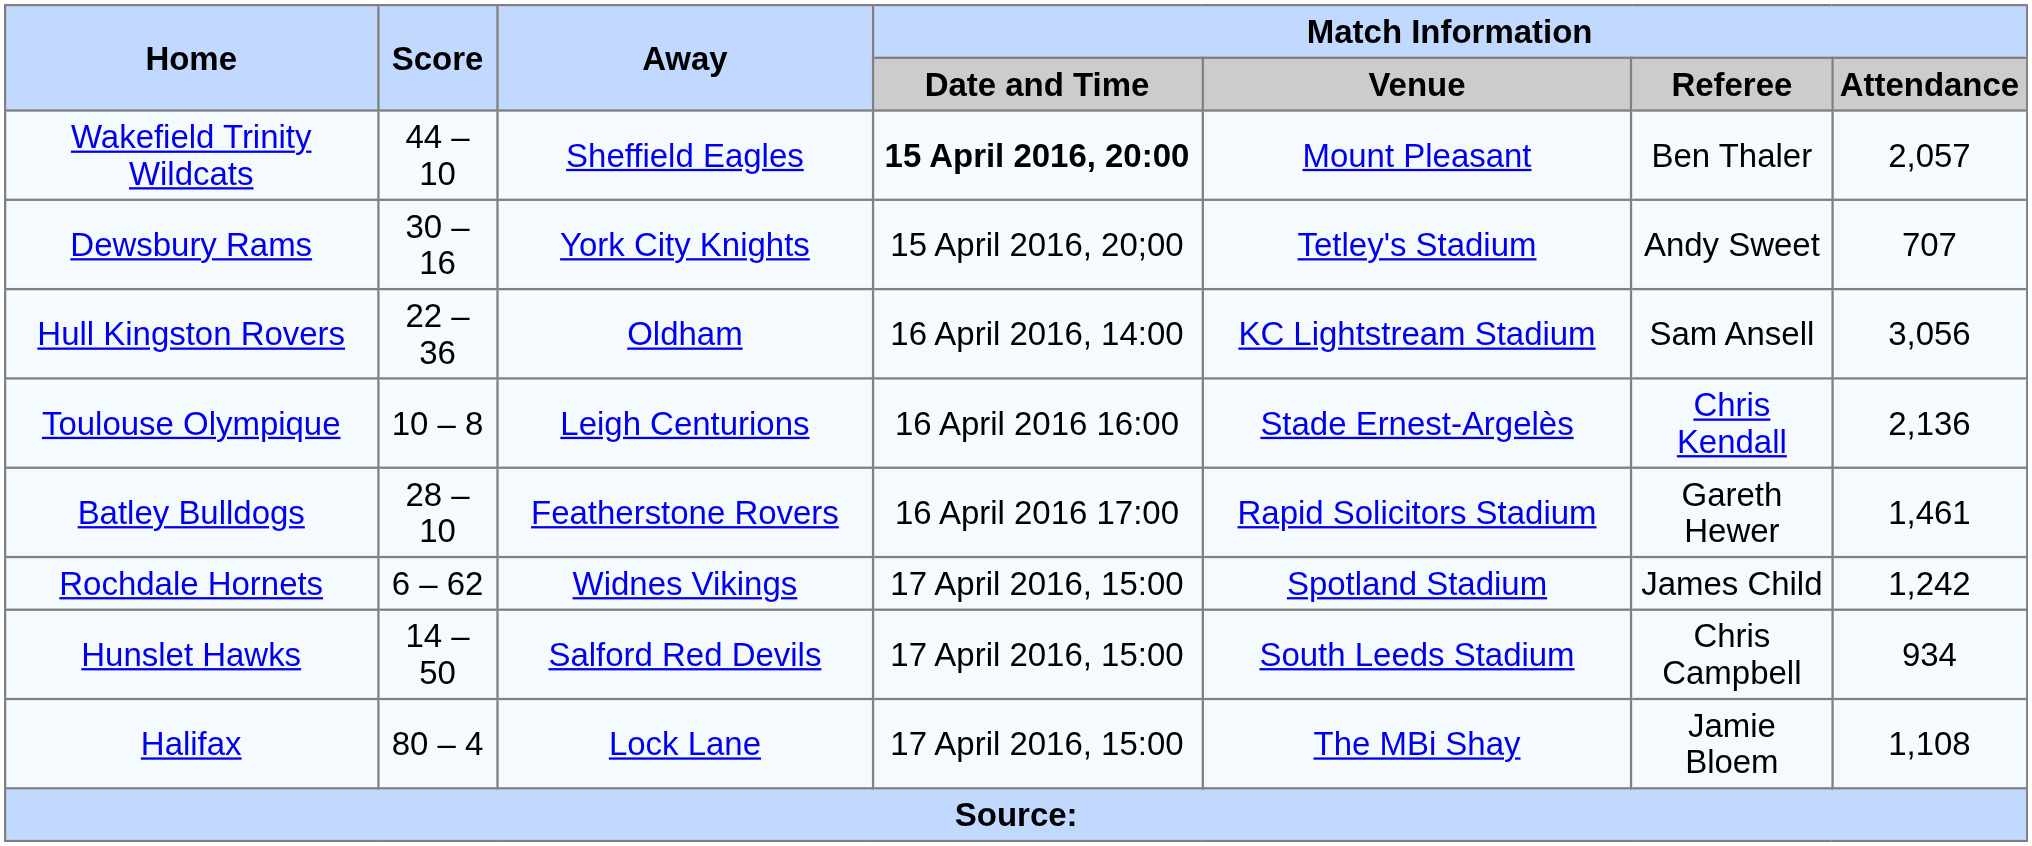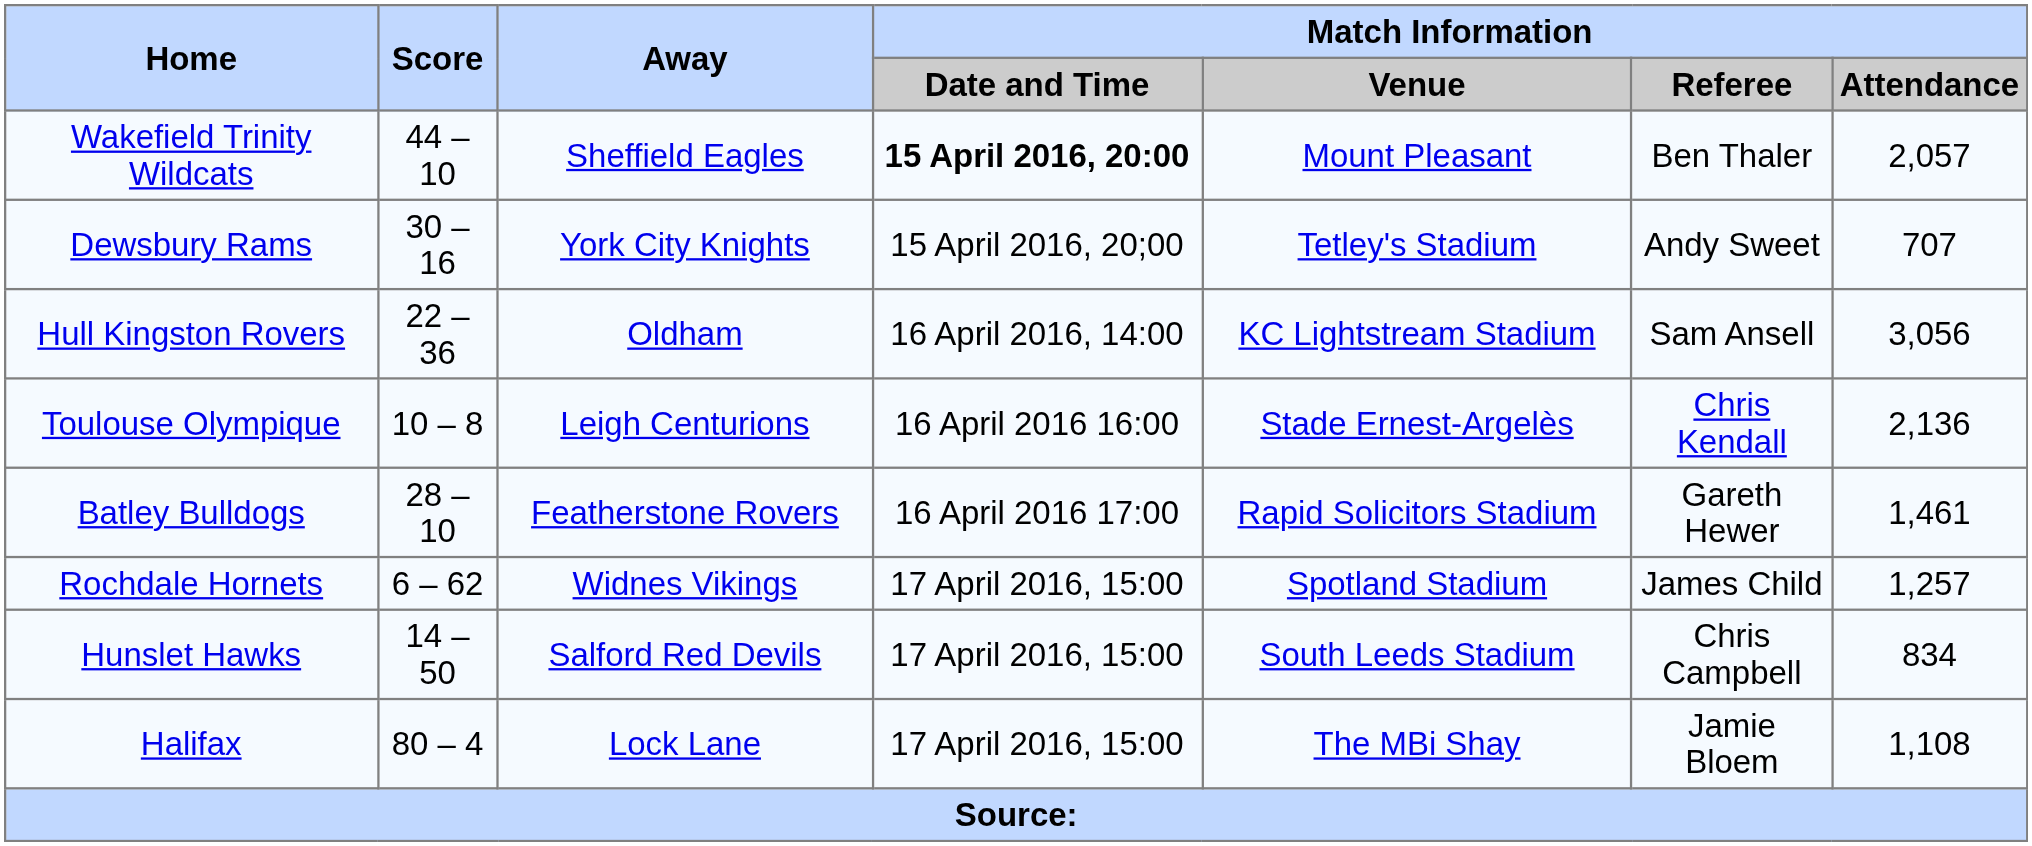(1929, 583) 1,242 -> (1929, 583) 1,257
(1929, 654) 934 -> (1929, 654) 834
